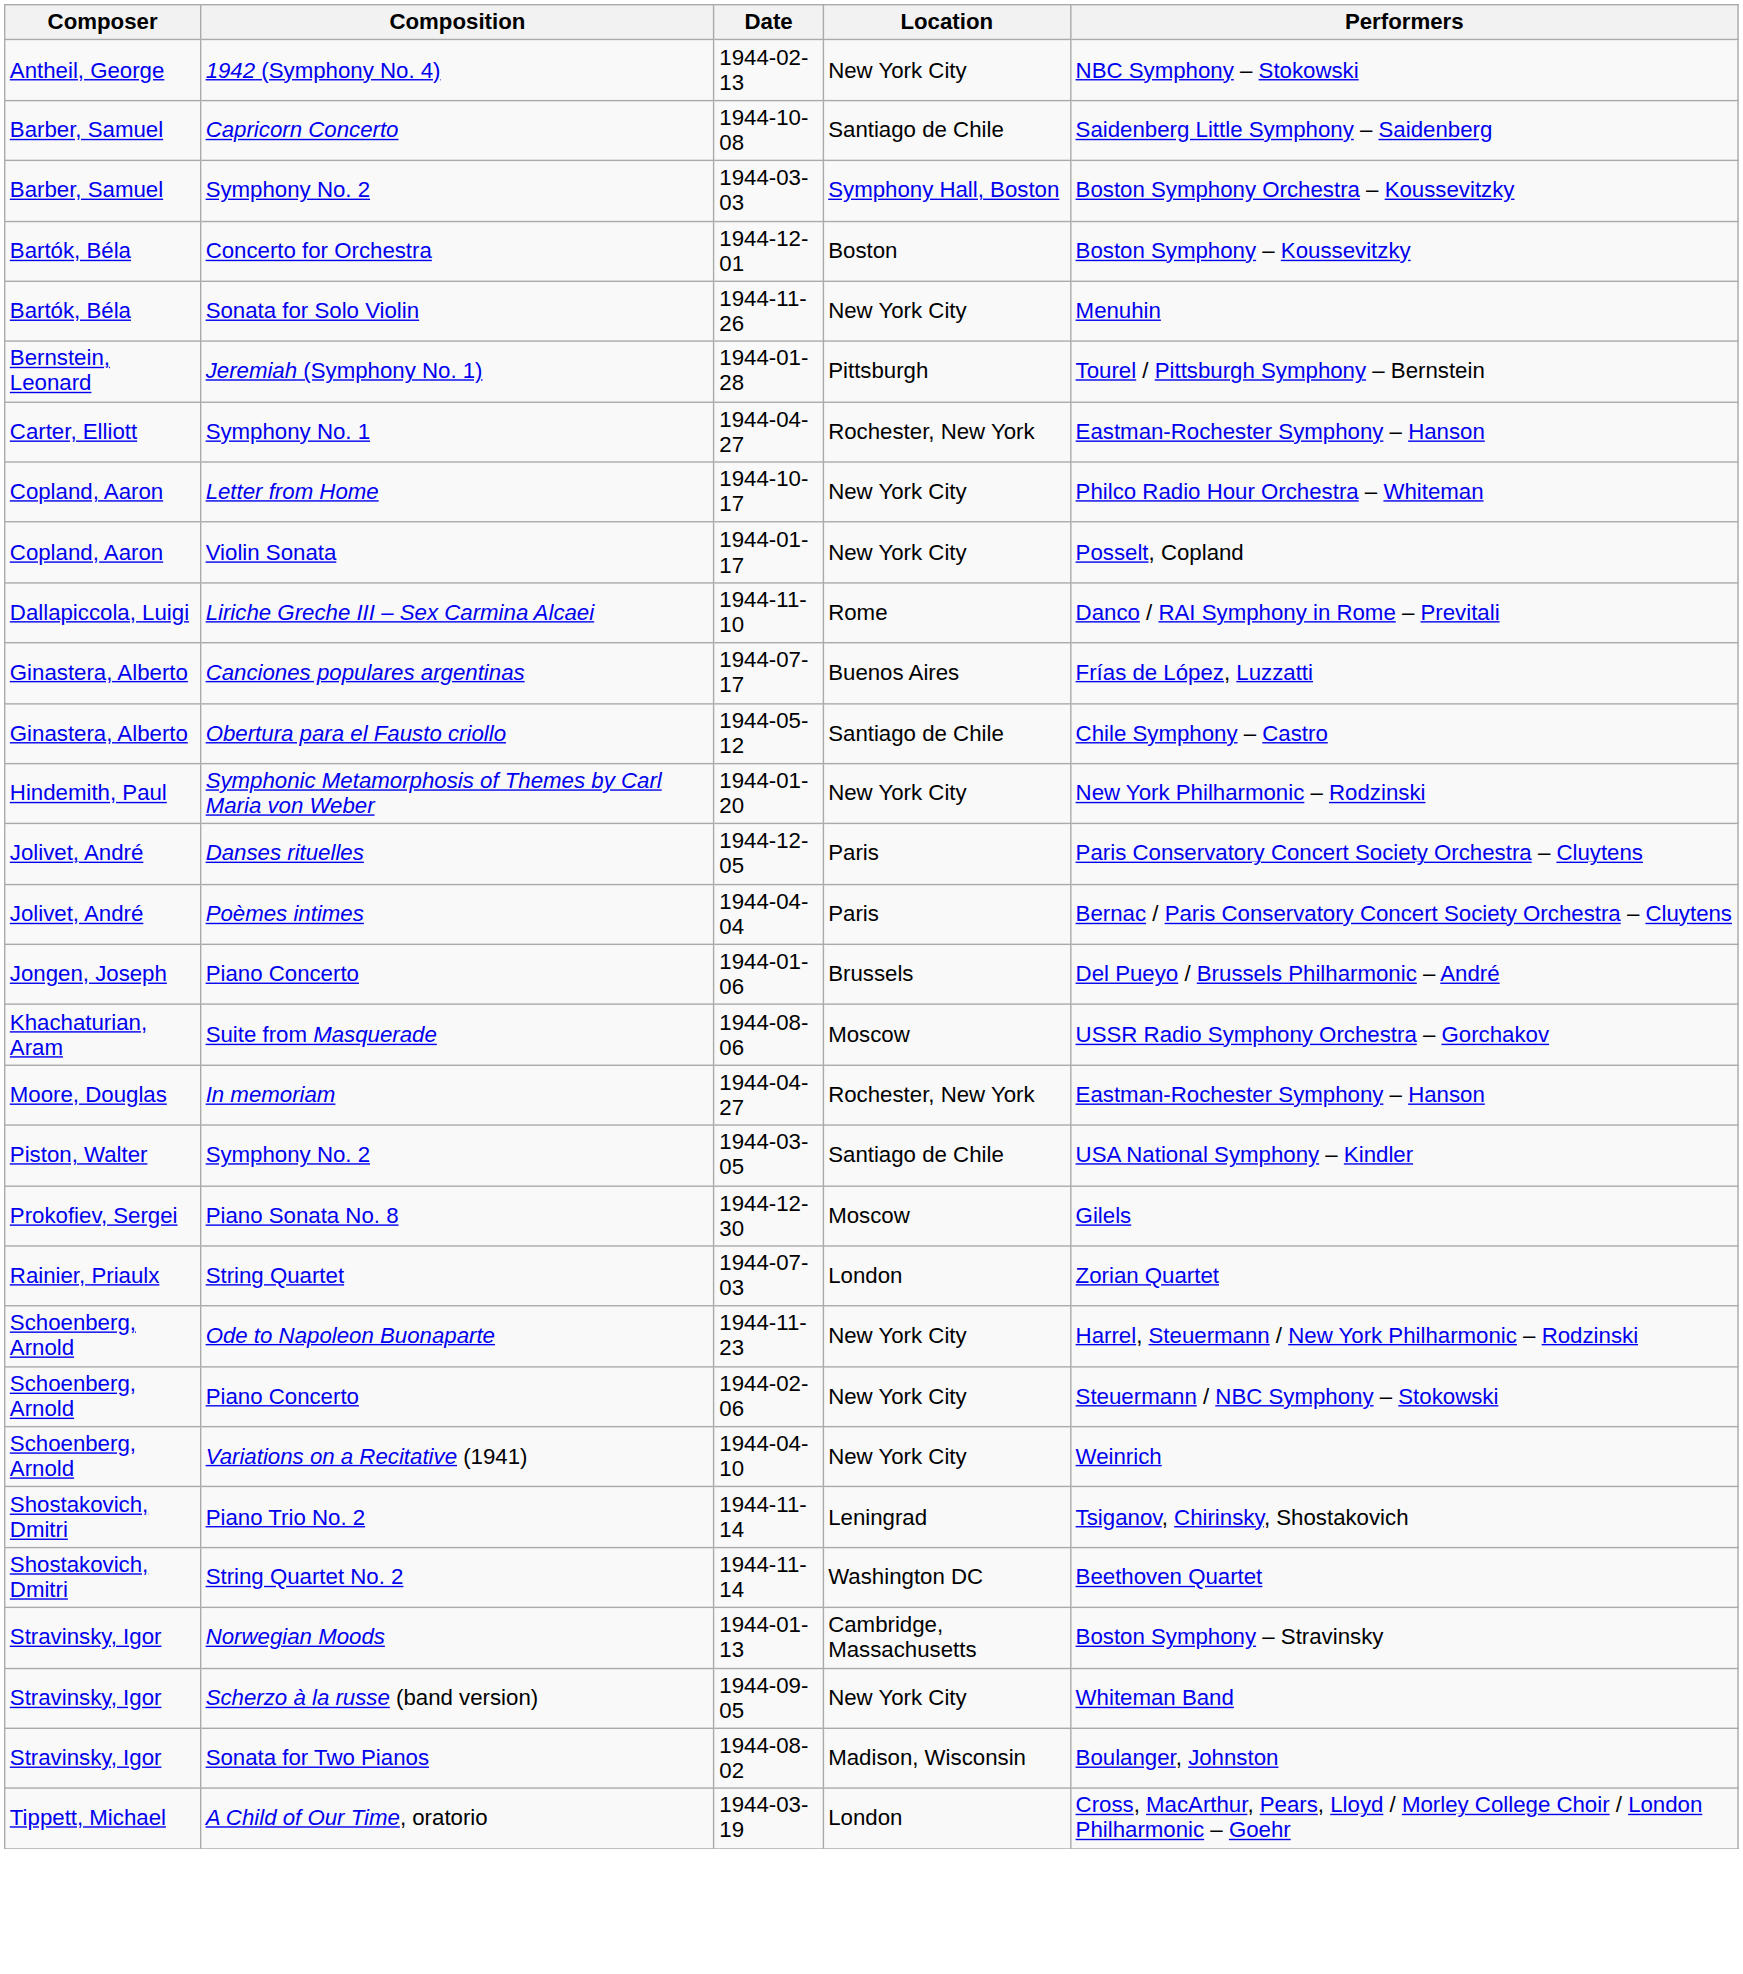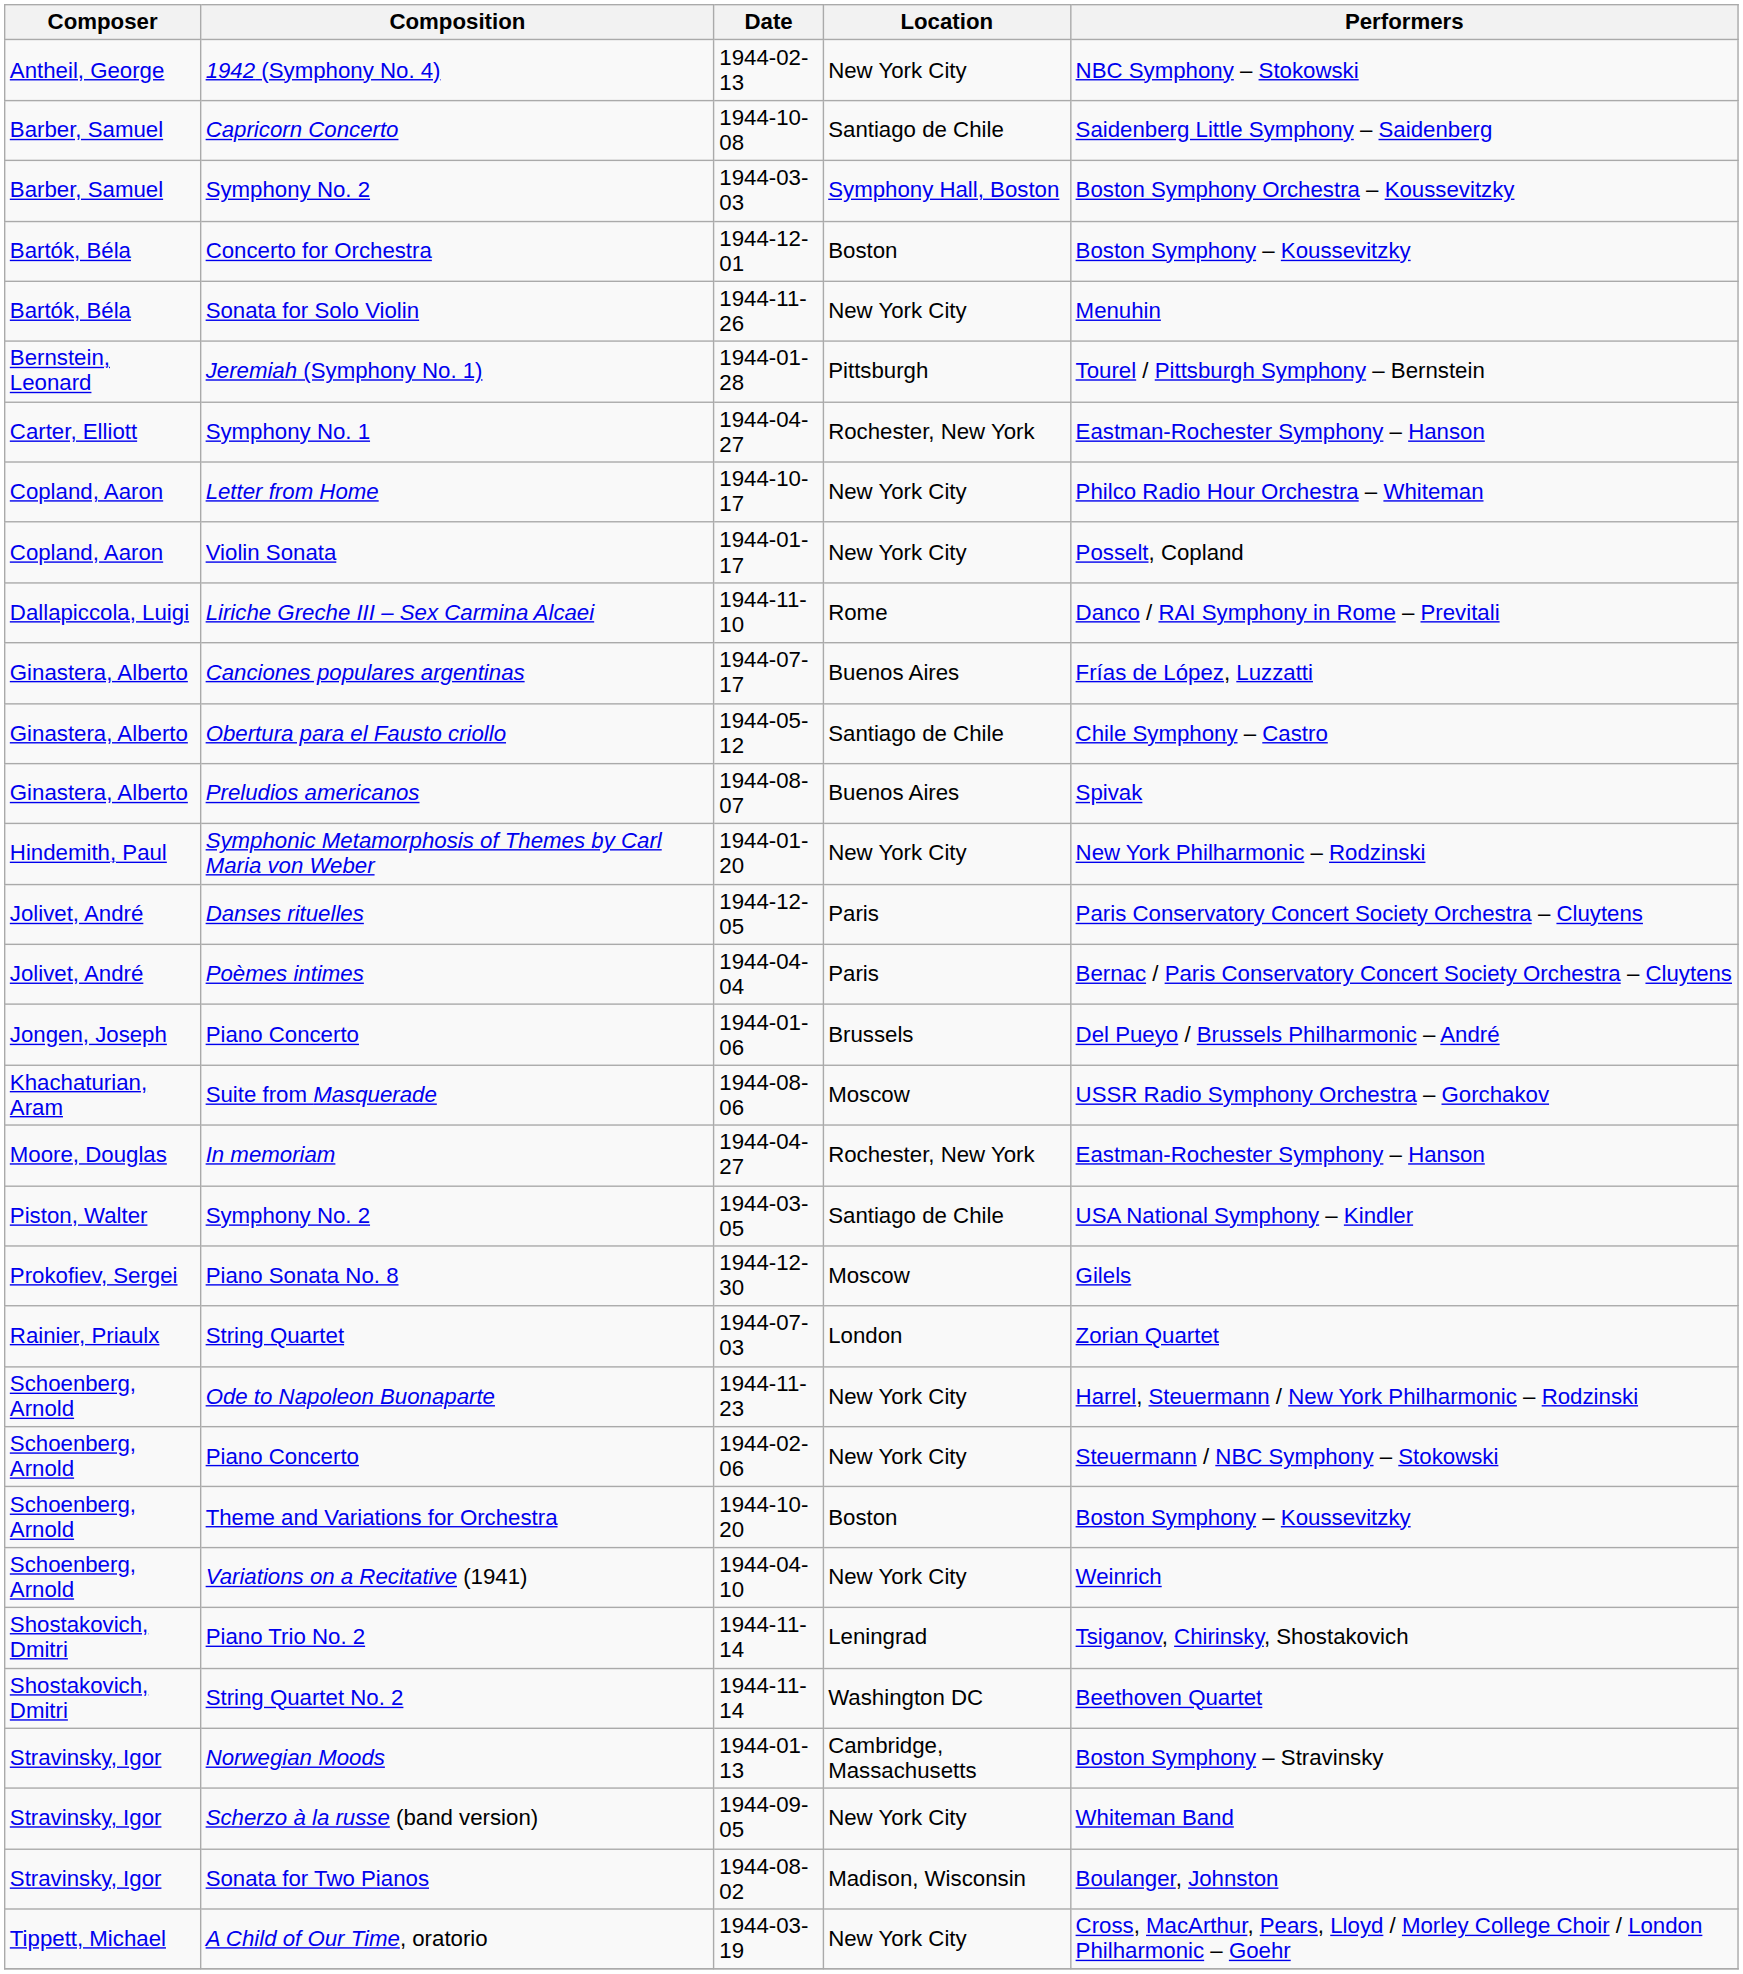+ row: (313, 793)
+ row: (382, 1516)
(865, 1818) London -> (897, 1938) New York City
